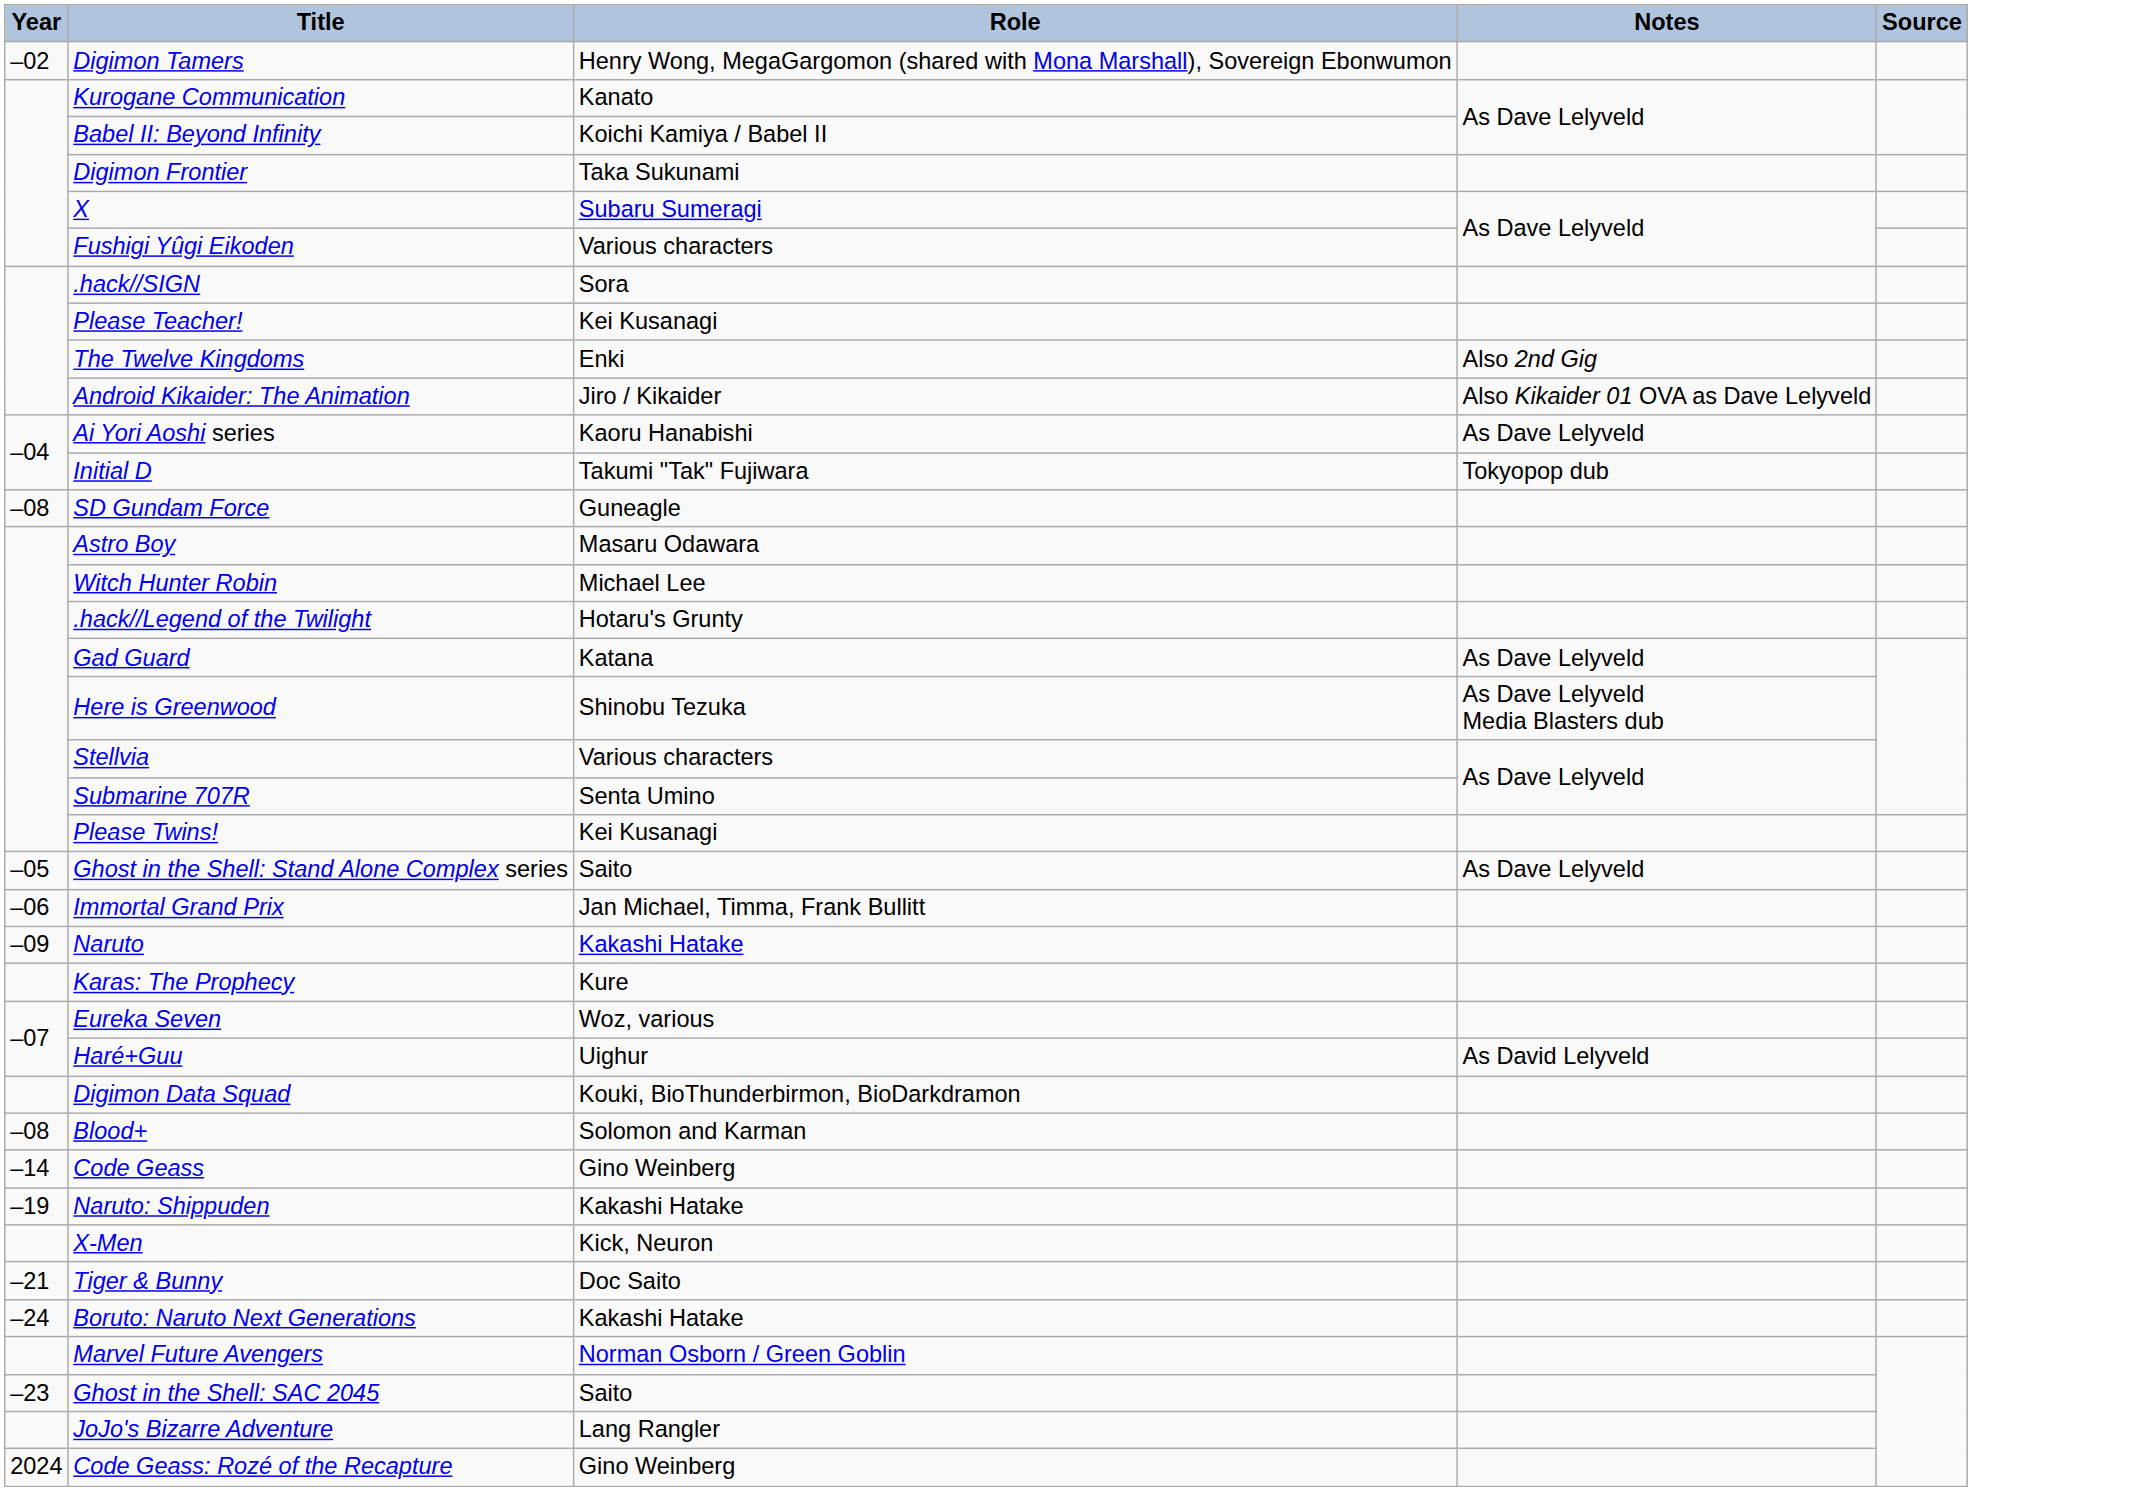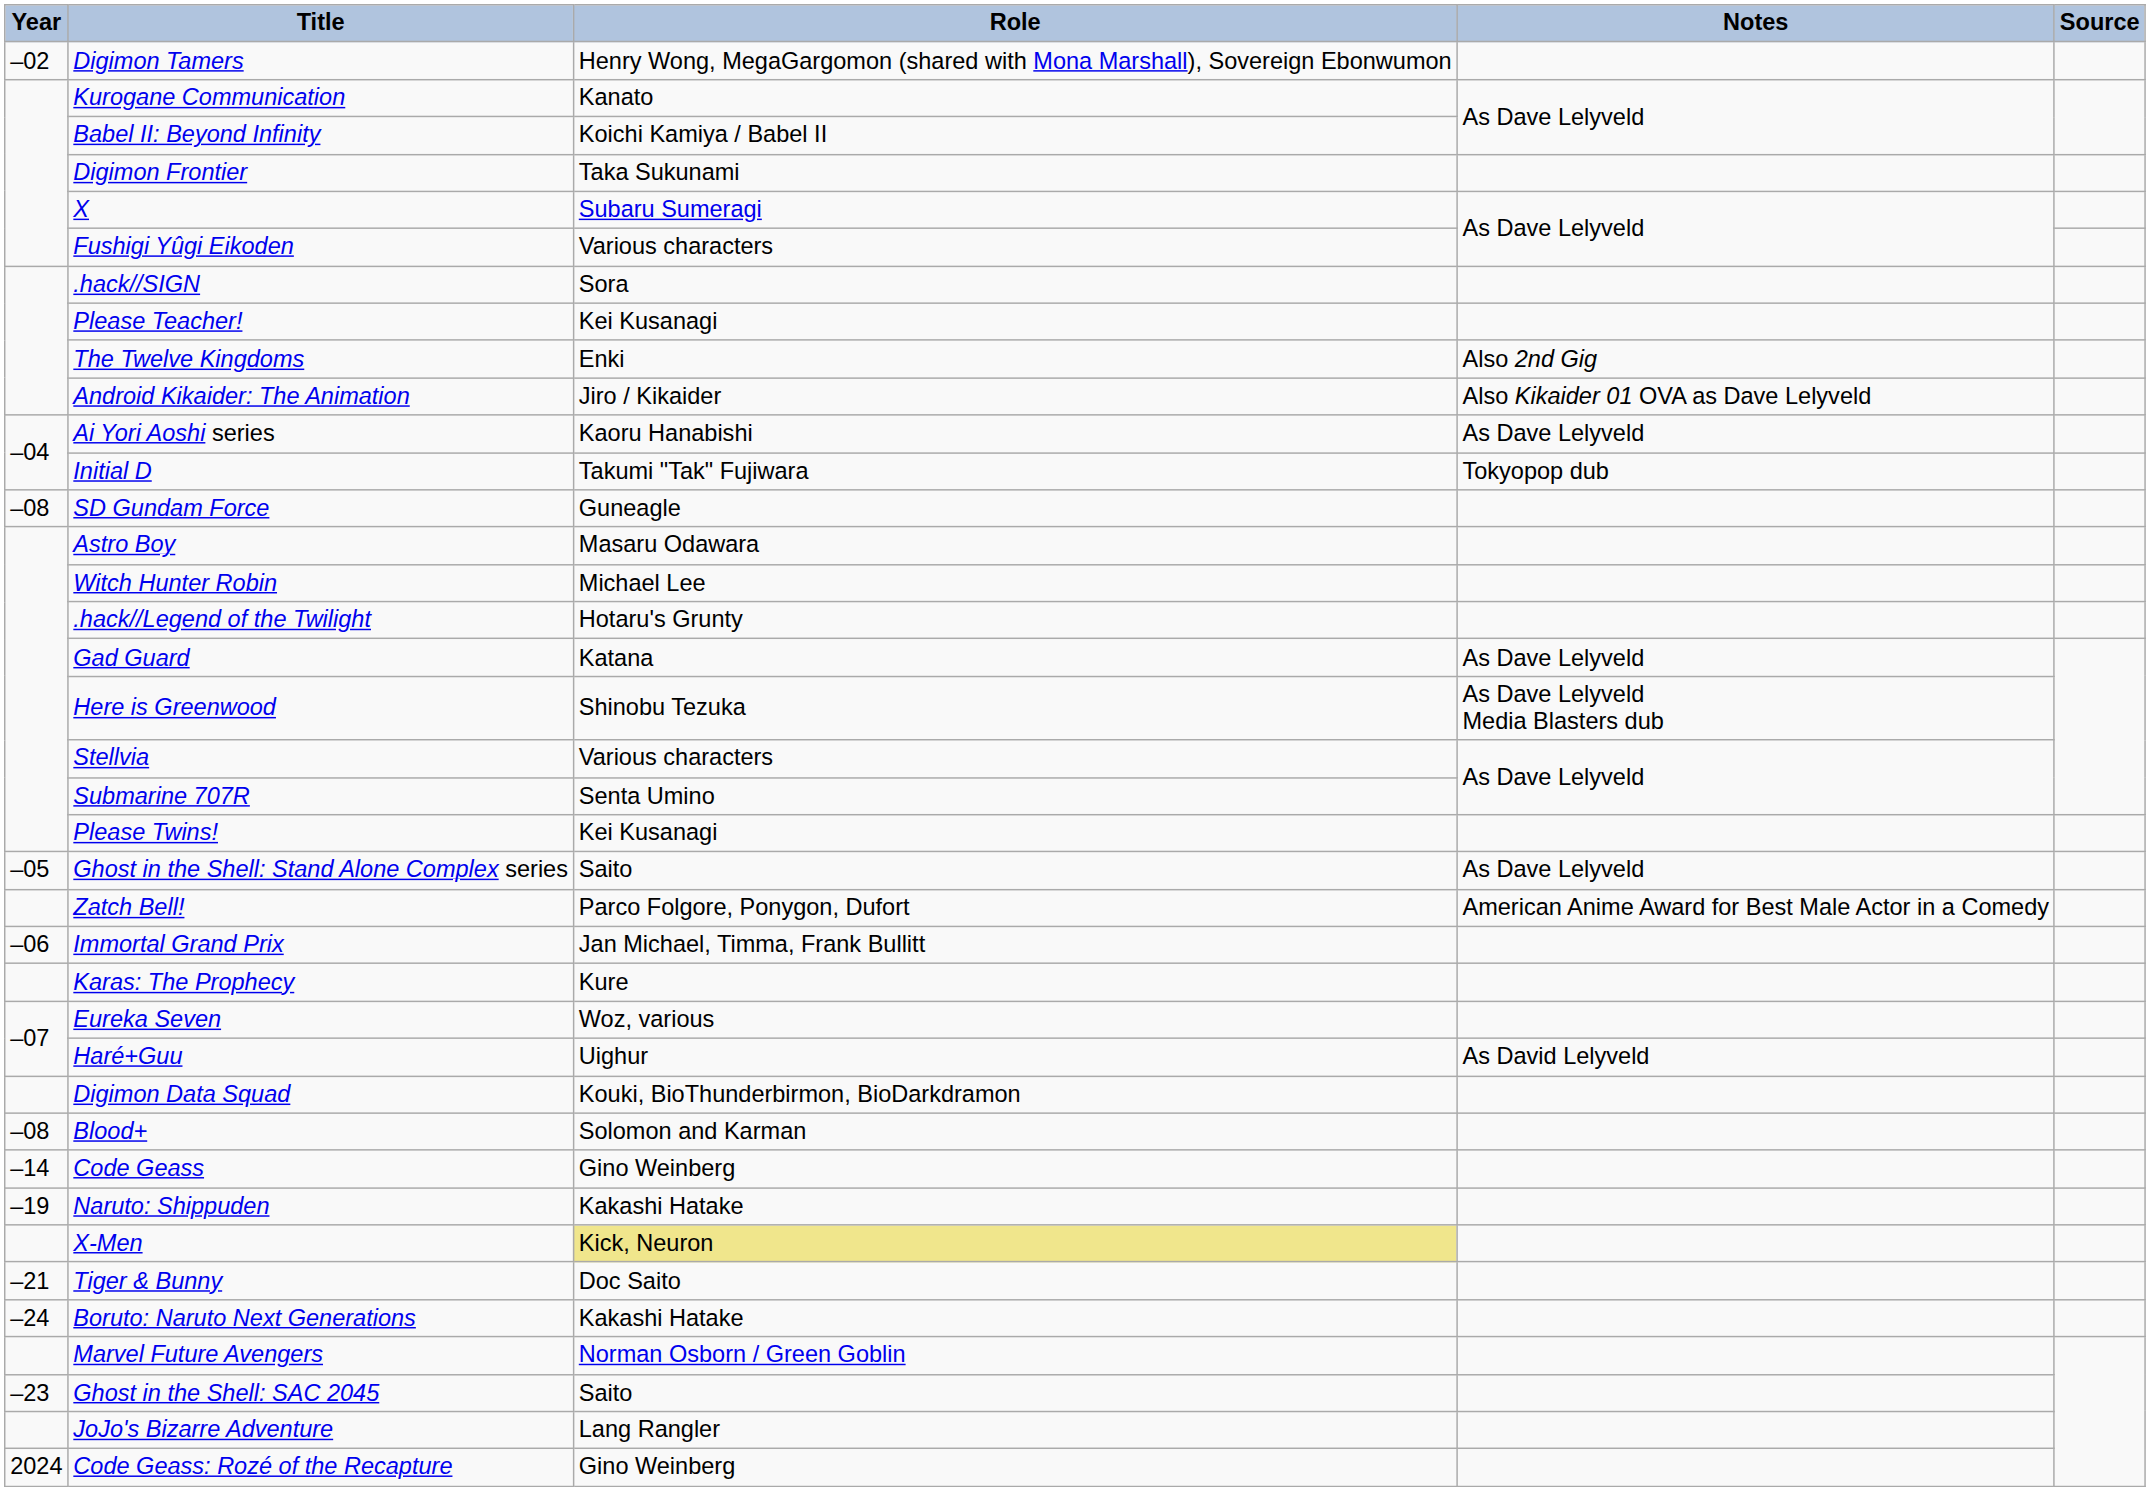+ row: (129, 907)
- row: (109, 944)
(646, 1243) no background -> (646, 1243) khaki background
